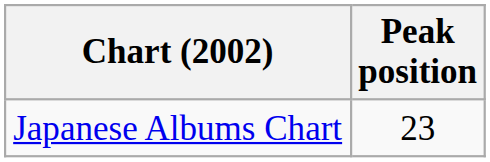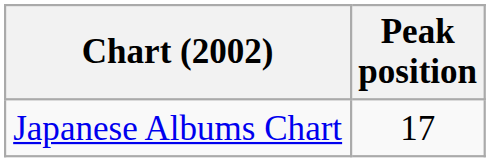(418, 127) 23 -> (418, 127) 17
